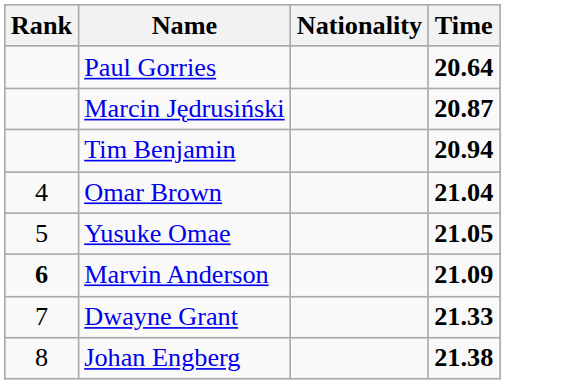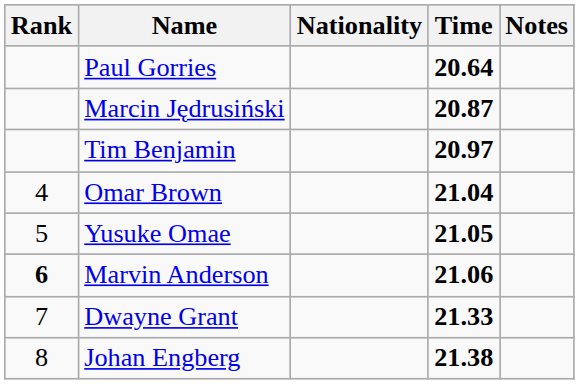+ column: (537, 25)
(464, 150) 20.94 -> (464, 150) 20.97
(464, 274) 21.09 -> (464, 274) 21.06
